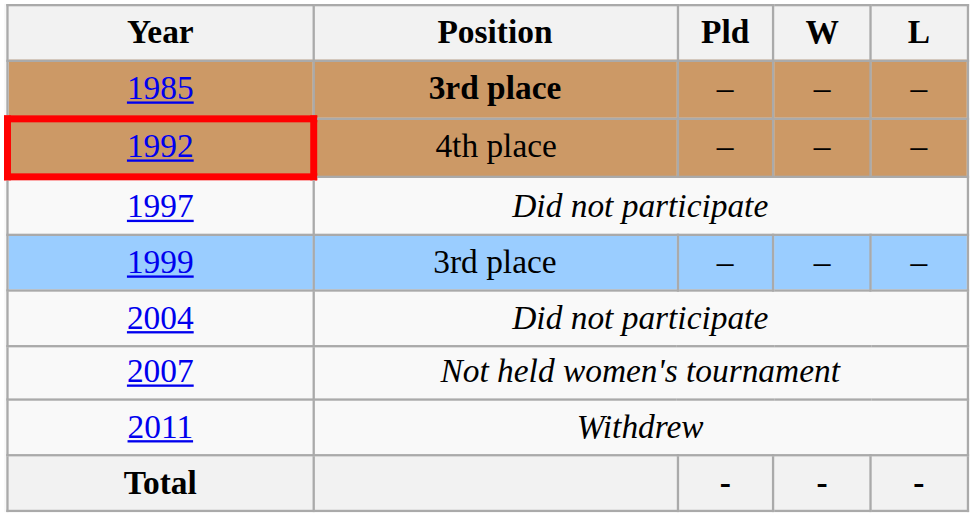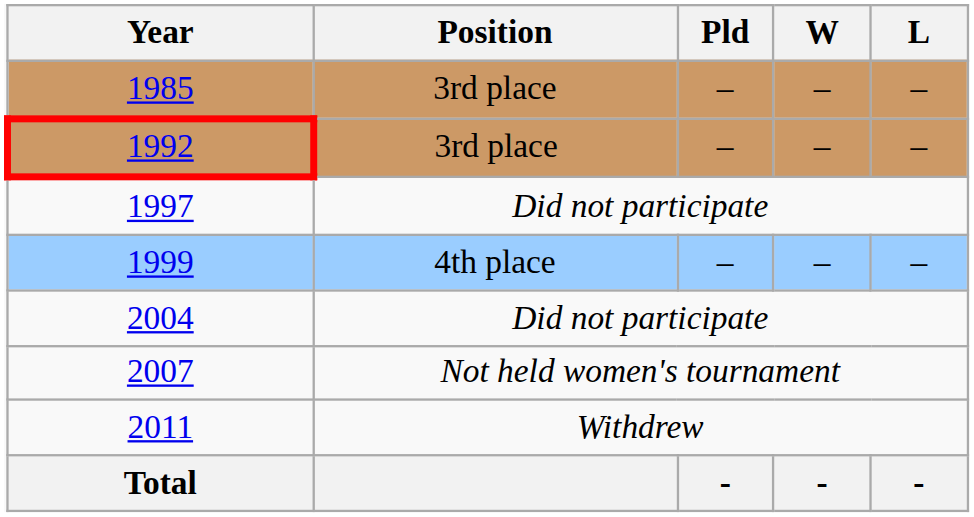(495, 88) bold -> (495, 88) normal
(496, 147) 4th place -> (496, 147) 3rd place
(495, 262) 3rd place -> (495, 262) 4th place
